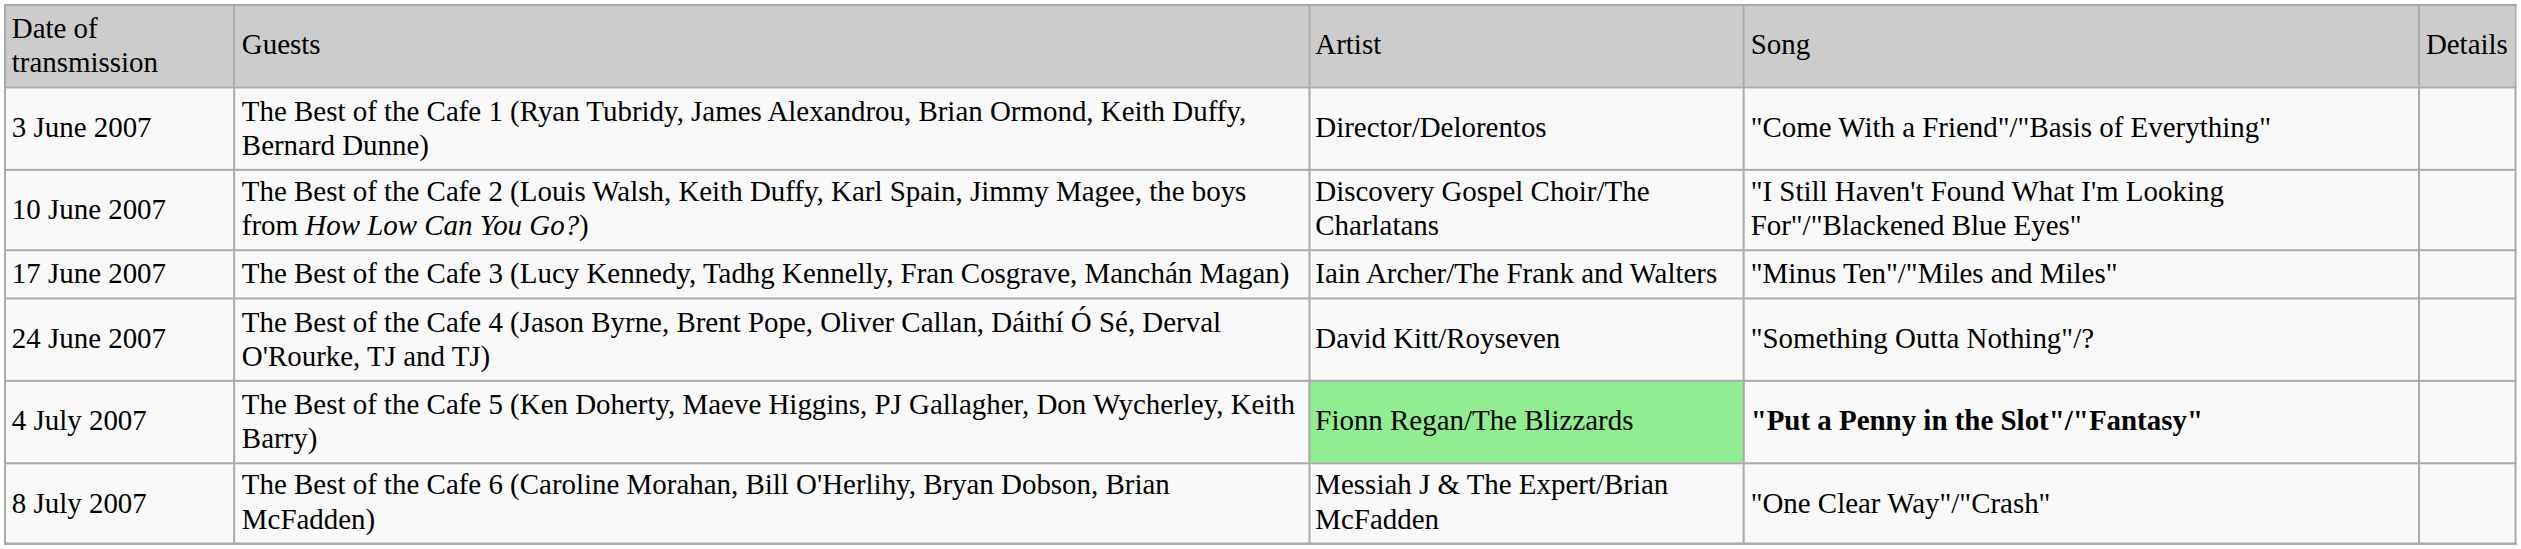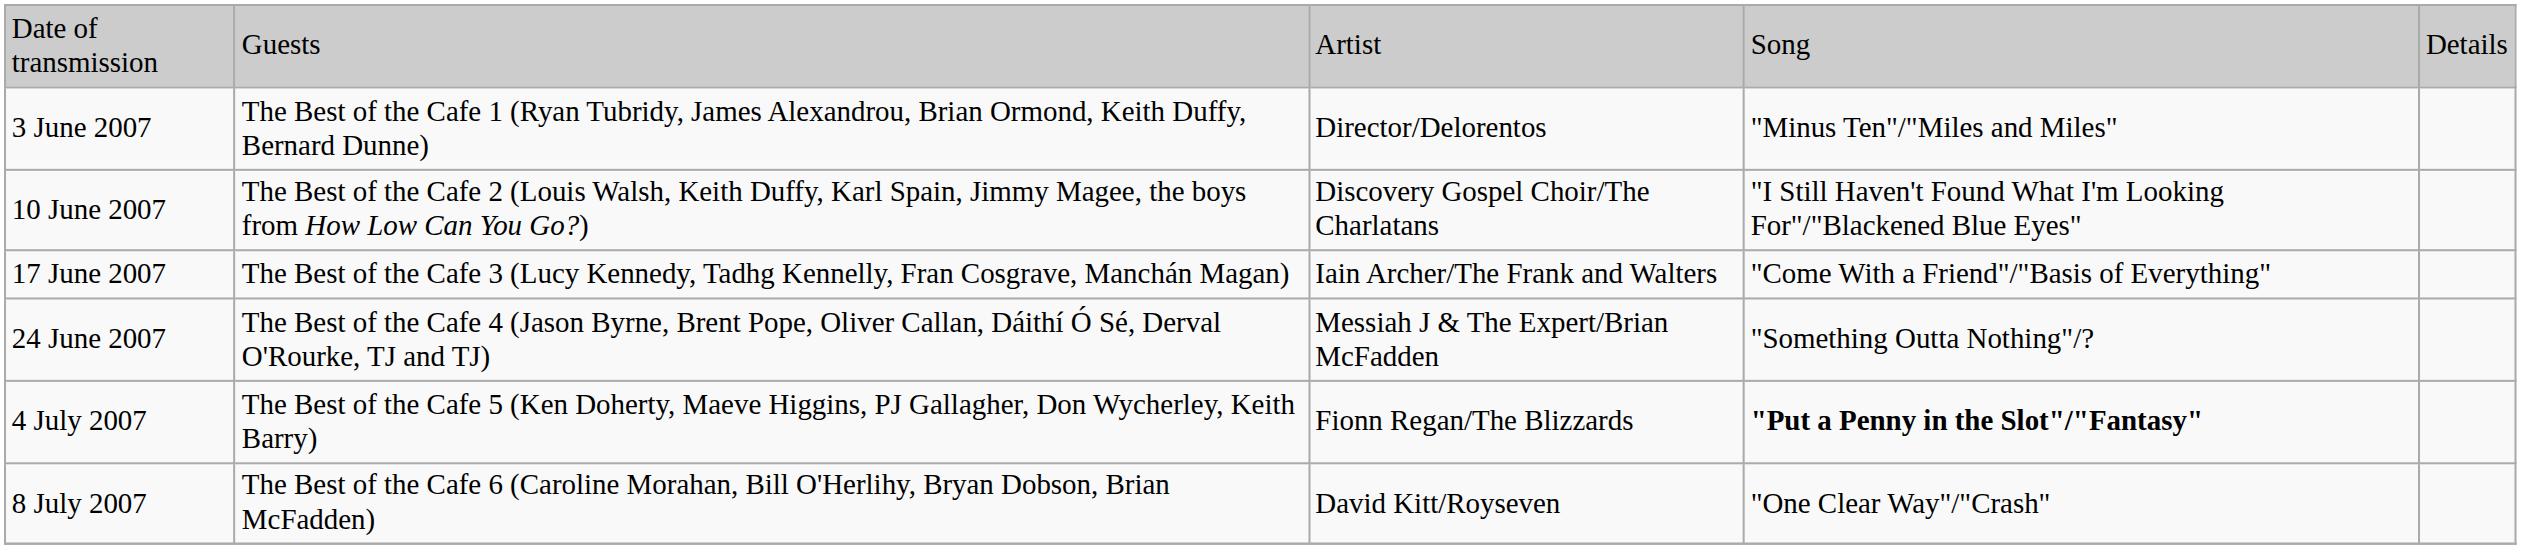(2011, 127) "Come With a Friend"/"Basis of Everything" -> (1934, 127) "Minus Ten"/"Miles and Miles"
(1934, 274) "Minus Ten"/"Miles and Miles" -> (2011, 274) "Come With a Friend"/"Basis of Everything"
(1438, 339) David Kitt/Royseven -> (1492, 339) Messiah J & The Expert/Brian McFadden
(1474, 421) lightgreen background -> (1474, 421) no background
(1492, 503) Messiah J & The Expert/Brian McFadden -> (1438, 503) David Kitt/Royseven
